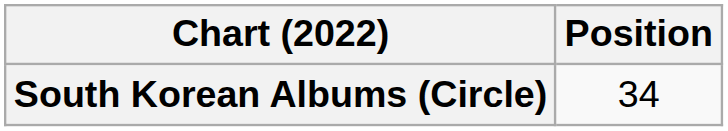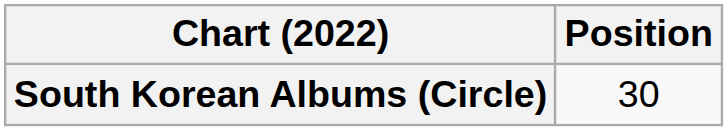(639, 93) 34 -> (639, 93) 30
